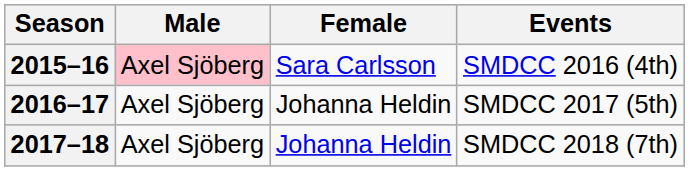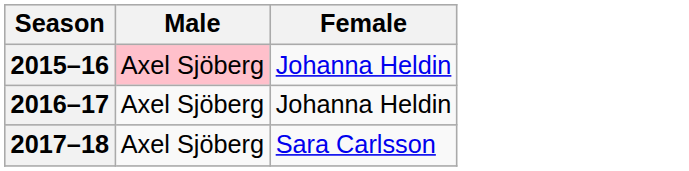- column: (571, 24)
(356, 64) Sara Carlsson -> (364, 64) Johanna Heldin
(364, 144) Johanna Heldin -> (356, 144) Sara Carlsson
